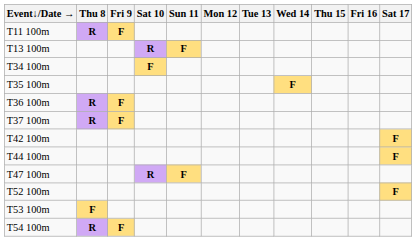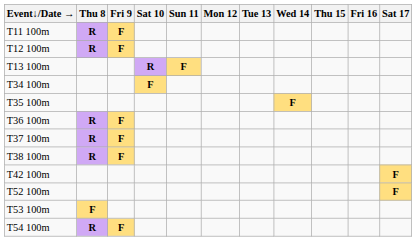+ row: (28, 49)
+ row: (28, 156)
- row: (28, 156)
- row: (28, 174)
